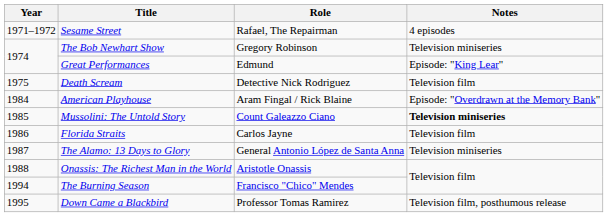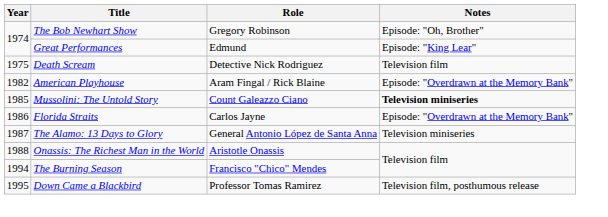- row: (91, 30)
(455, 47) Television miniseries -> (433, 30) Episode: "Oh, Brother"
(18, 99) 1984 -> (18, 82) 1982
(442, 133) Television film -> (478, 116) Episode: "Overdrawn at the Memory Bank"
